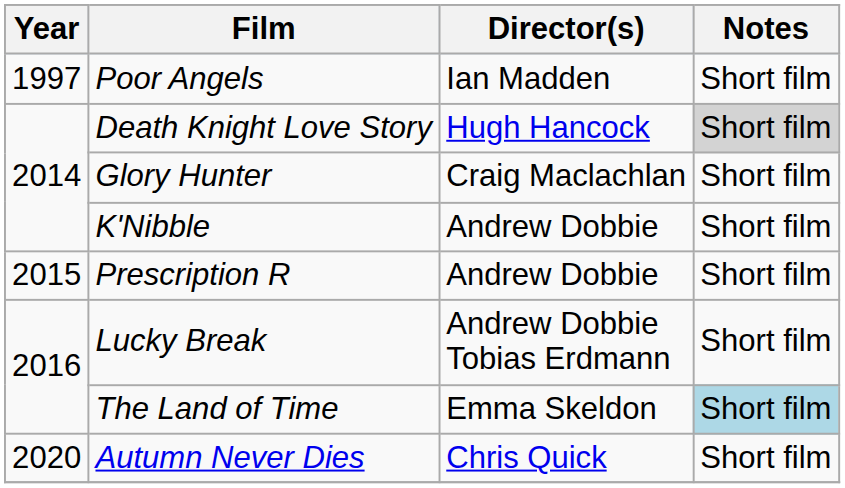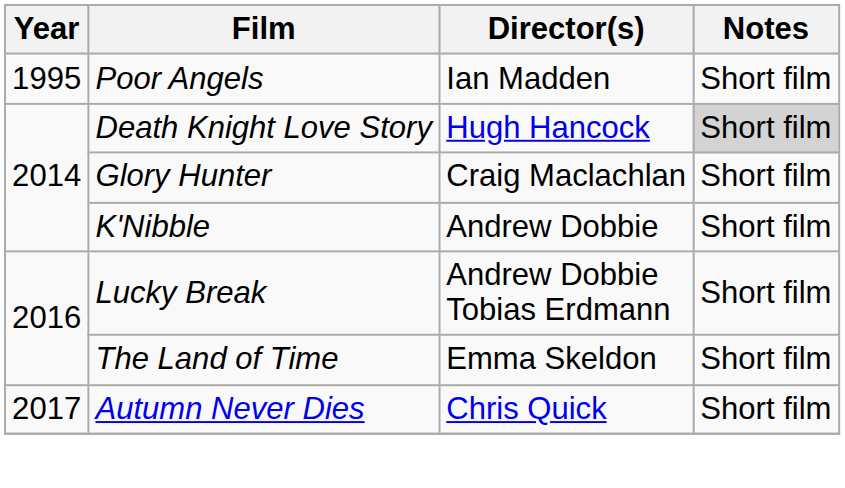(47, 78) 1997 -> (47, 78) 1995
- row: (193, 275)
(766, 408) lightblue background -> (766, 359) no background
(47, 457) 2020 -> (47, 408) 2017
